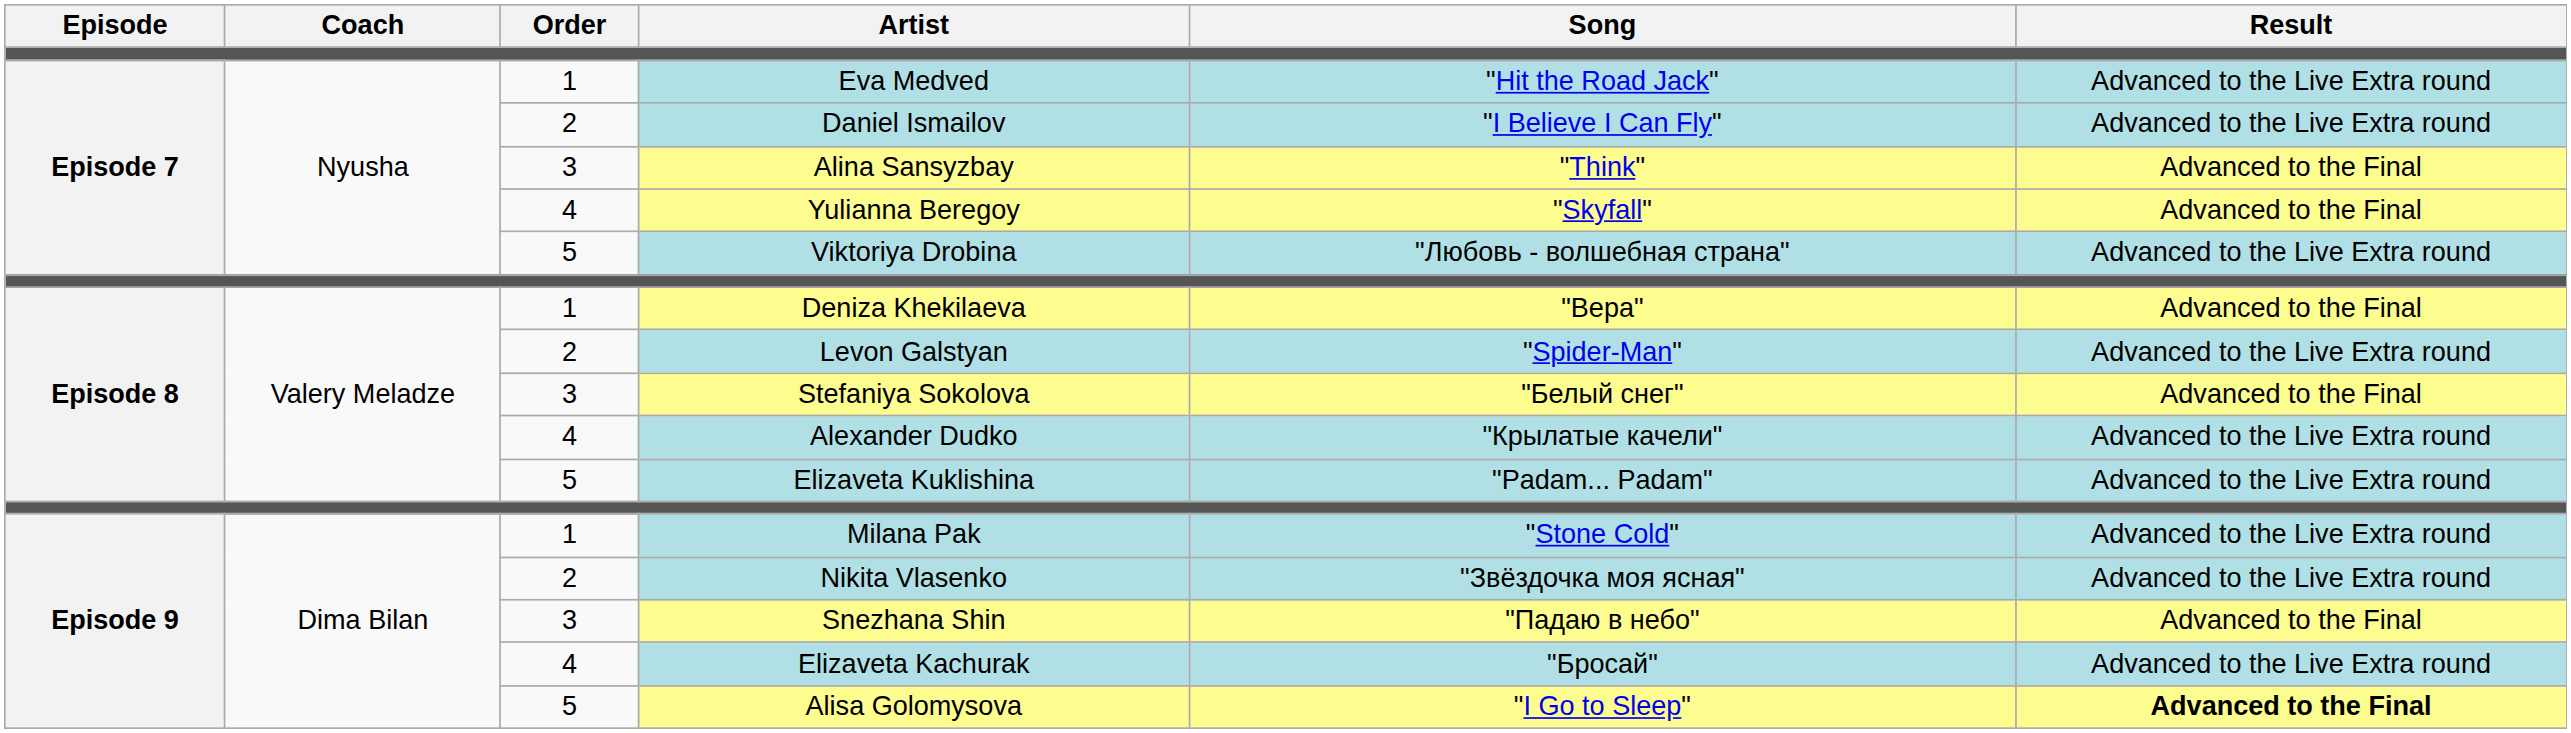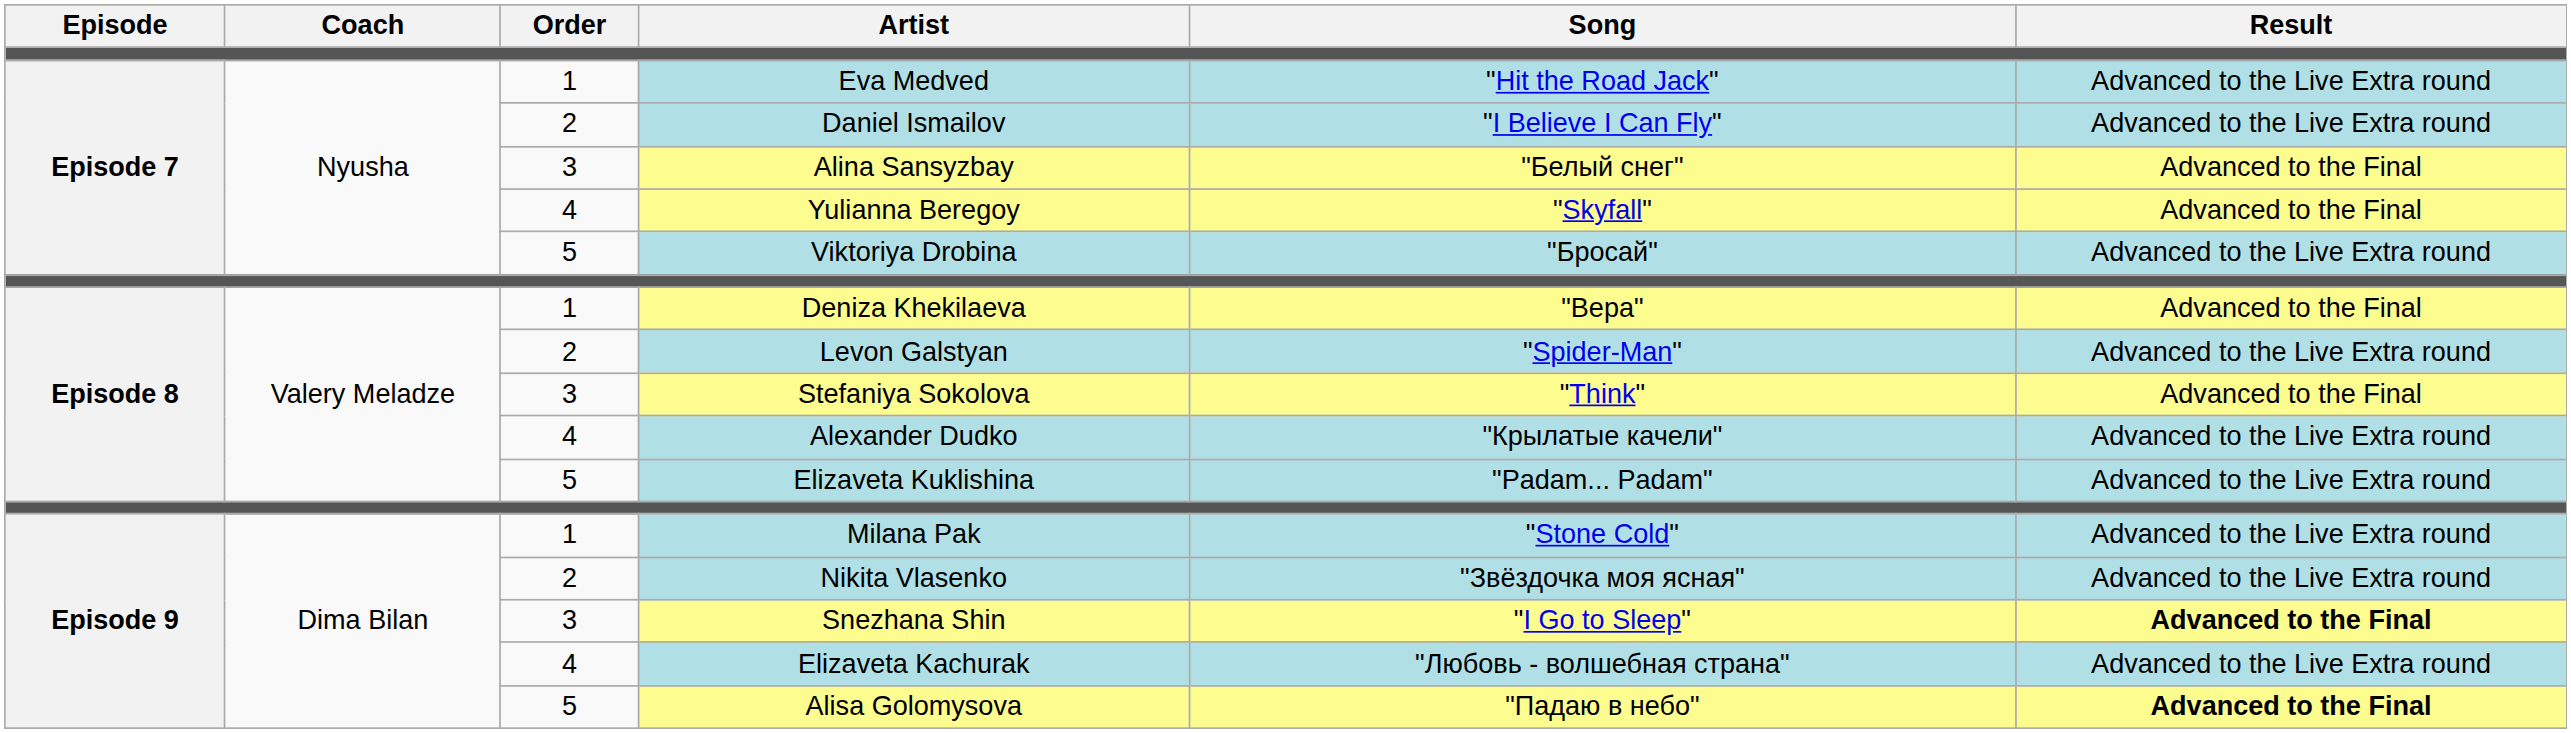(1602, 167) "Think" -> (1602, 167) "Белый снег"
(1602, 252) "Любовь - волшебная страна" -> (1602, 252) "Бросай"
(1602, 393) "Белый снег" -> (1602, 393) "Think"
(1602, 620) "Падаю в небо" -> (1602, 620) "I Go to Sleep"
(2291, 620) normal -> (2291, 620) bold
(1602, 663) "Бросай" -> (1602, 663) "Любовь - волшебная страна"
(1602, 706) "I Go to Sleep" -> (1602, 706) "Падаю в небо"
